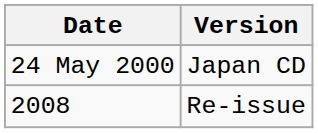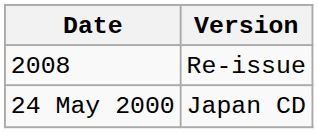rows swapped: (93, 66) <-> (41, 106)
